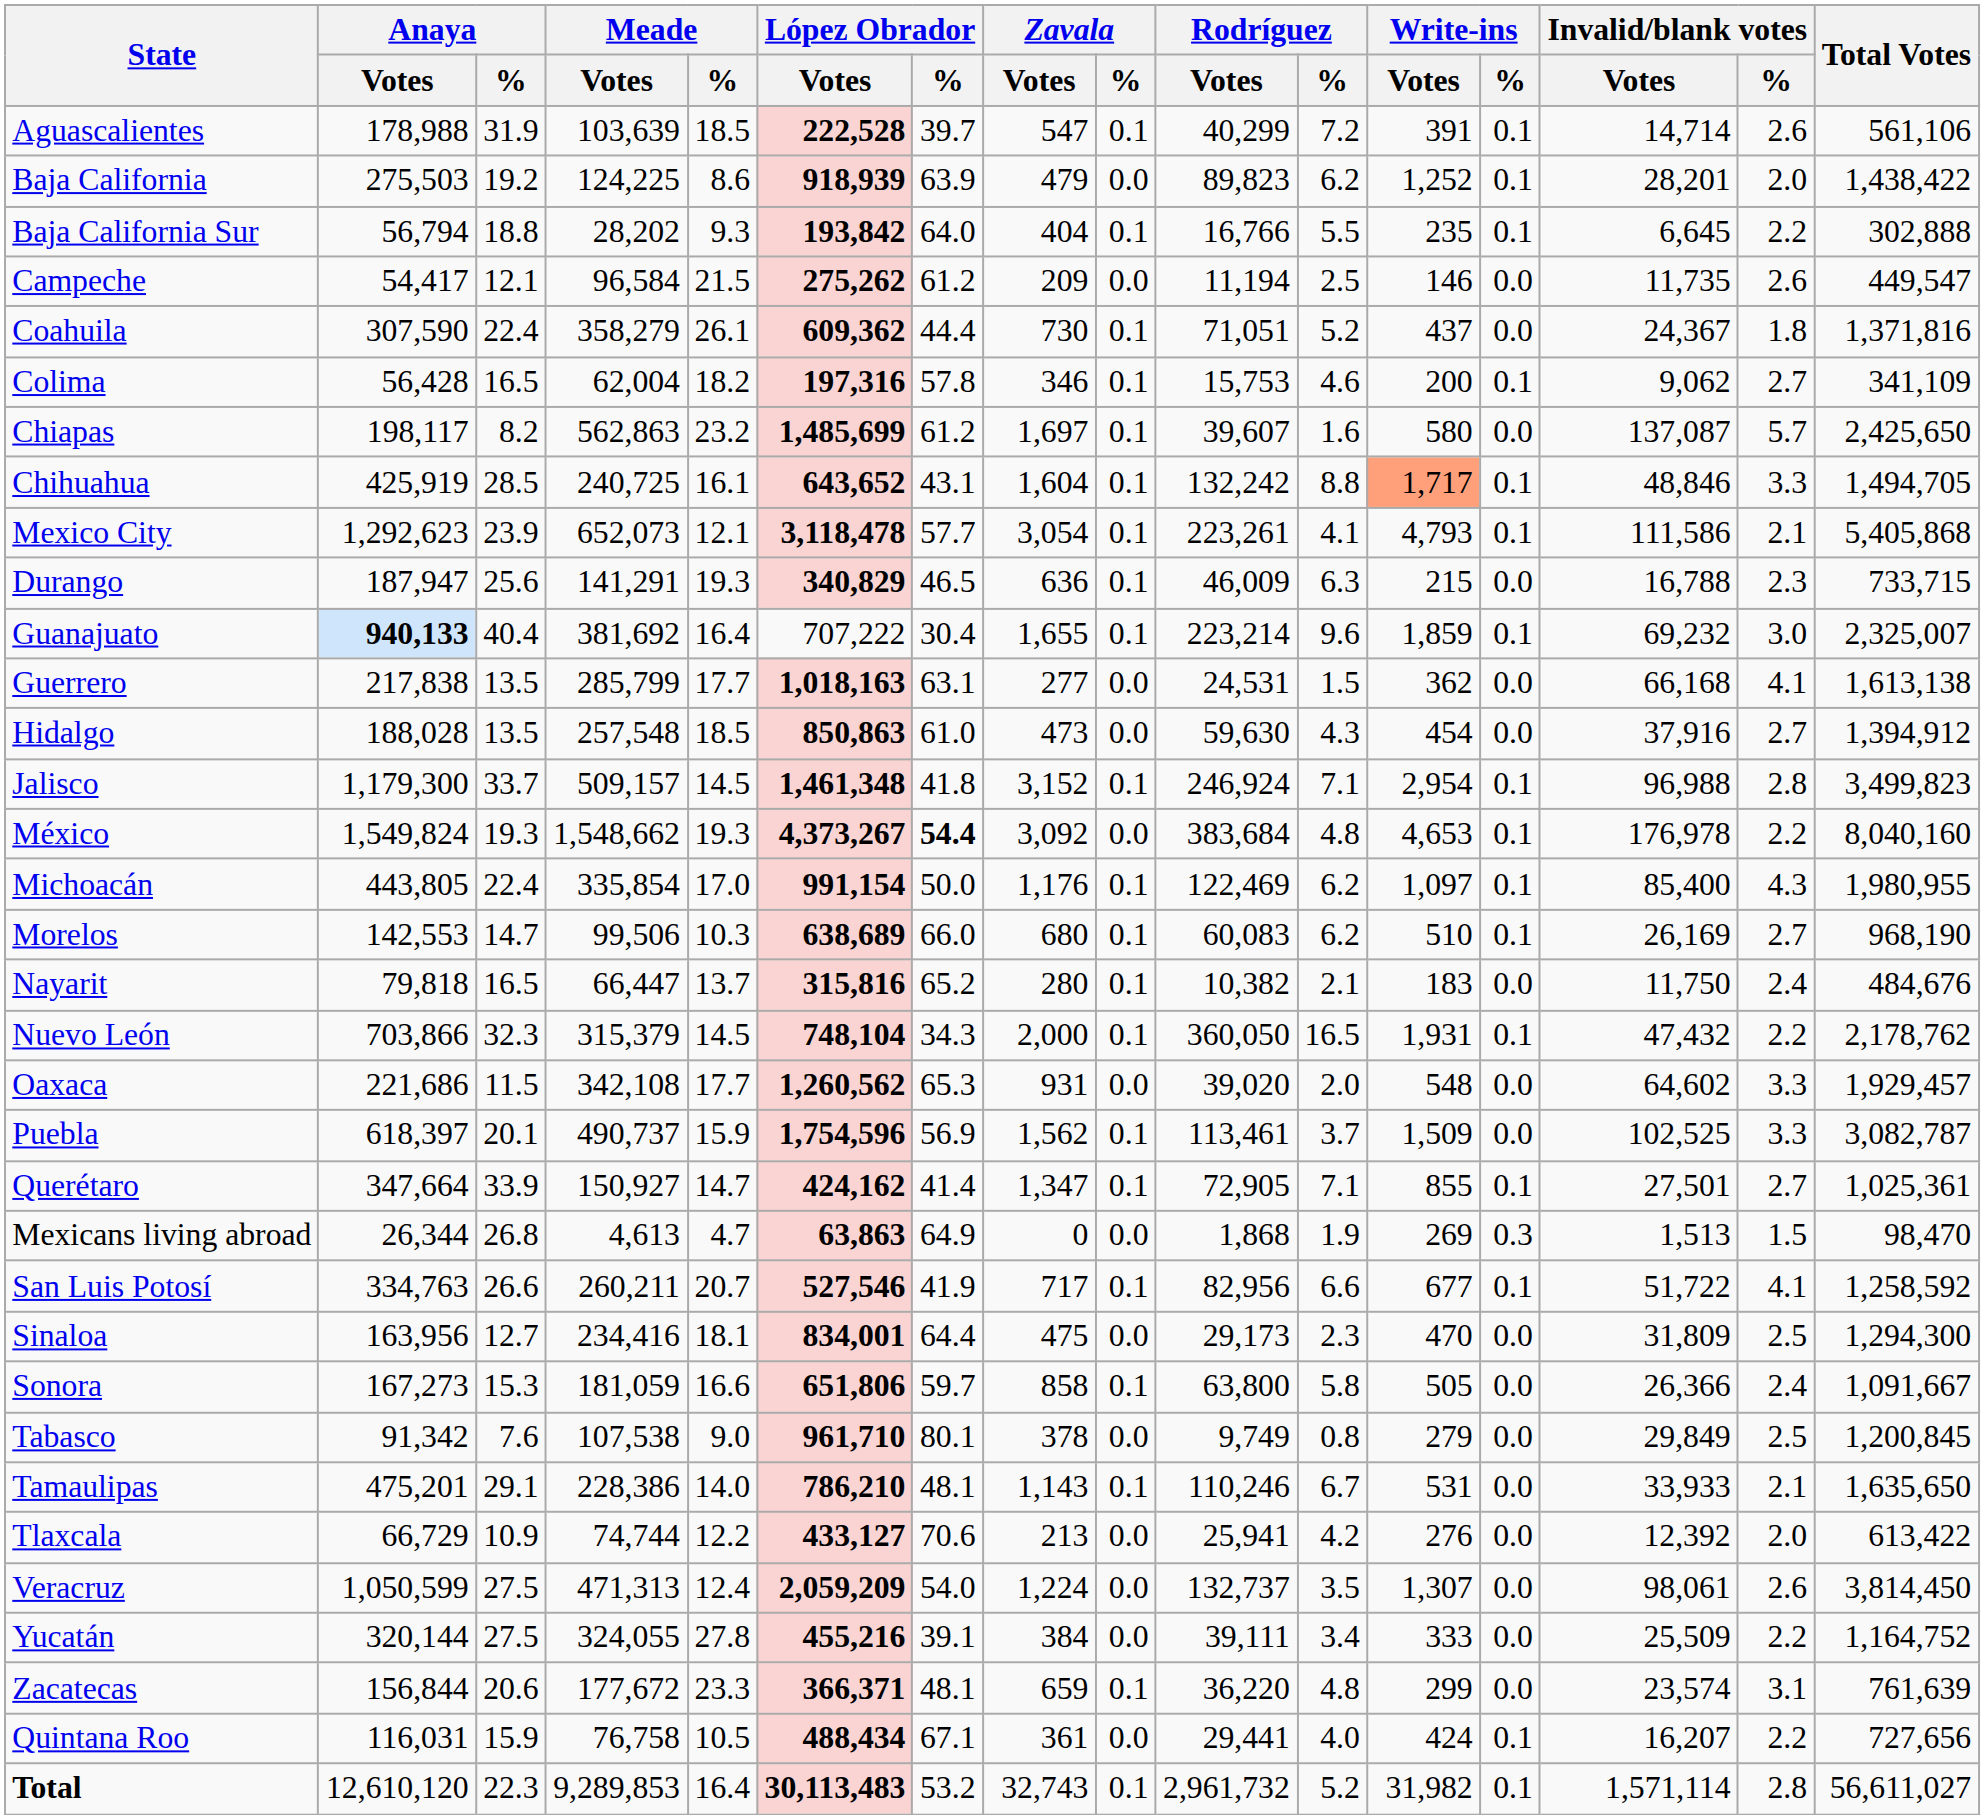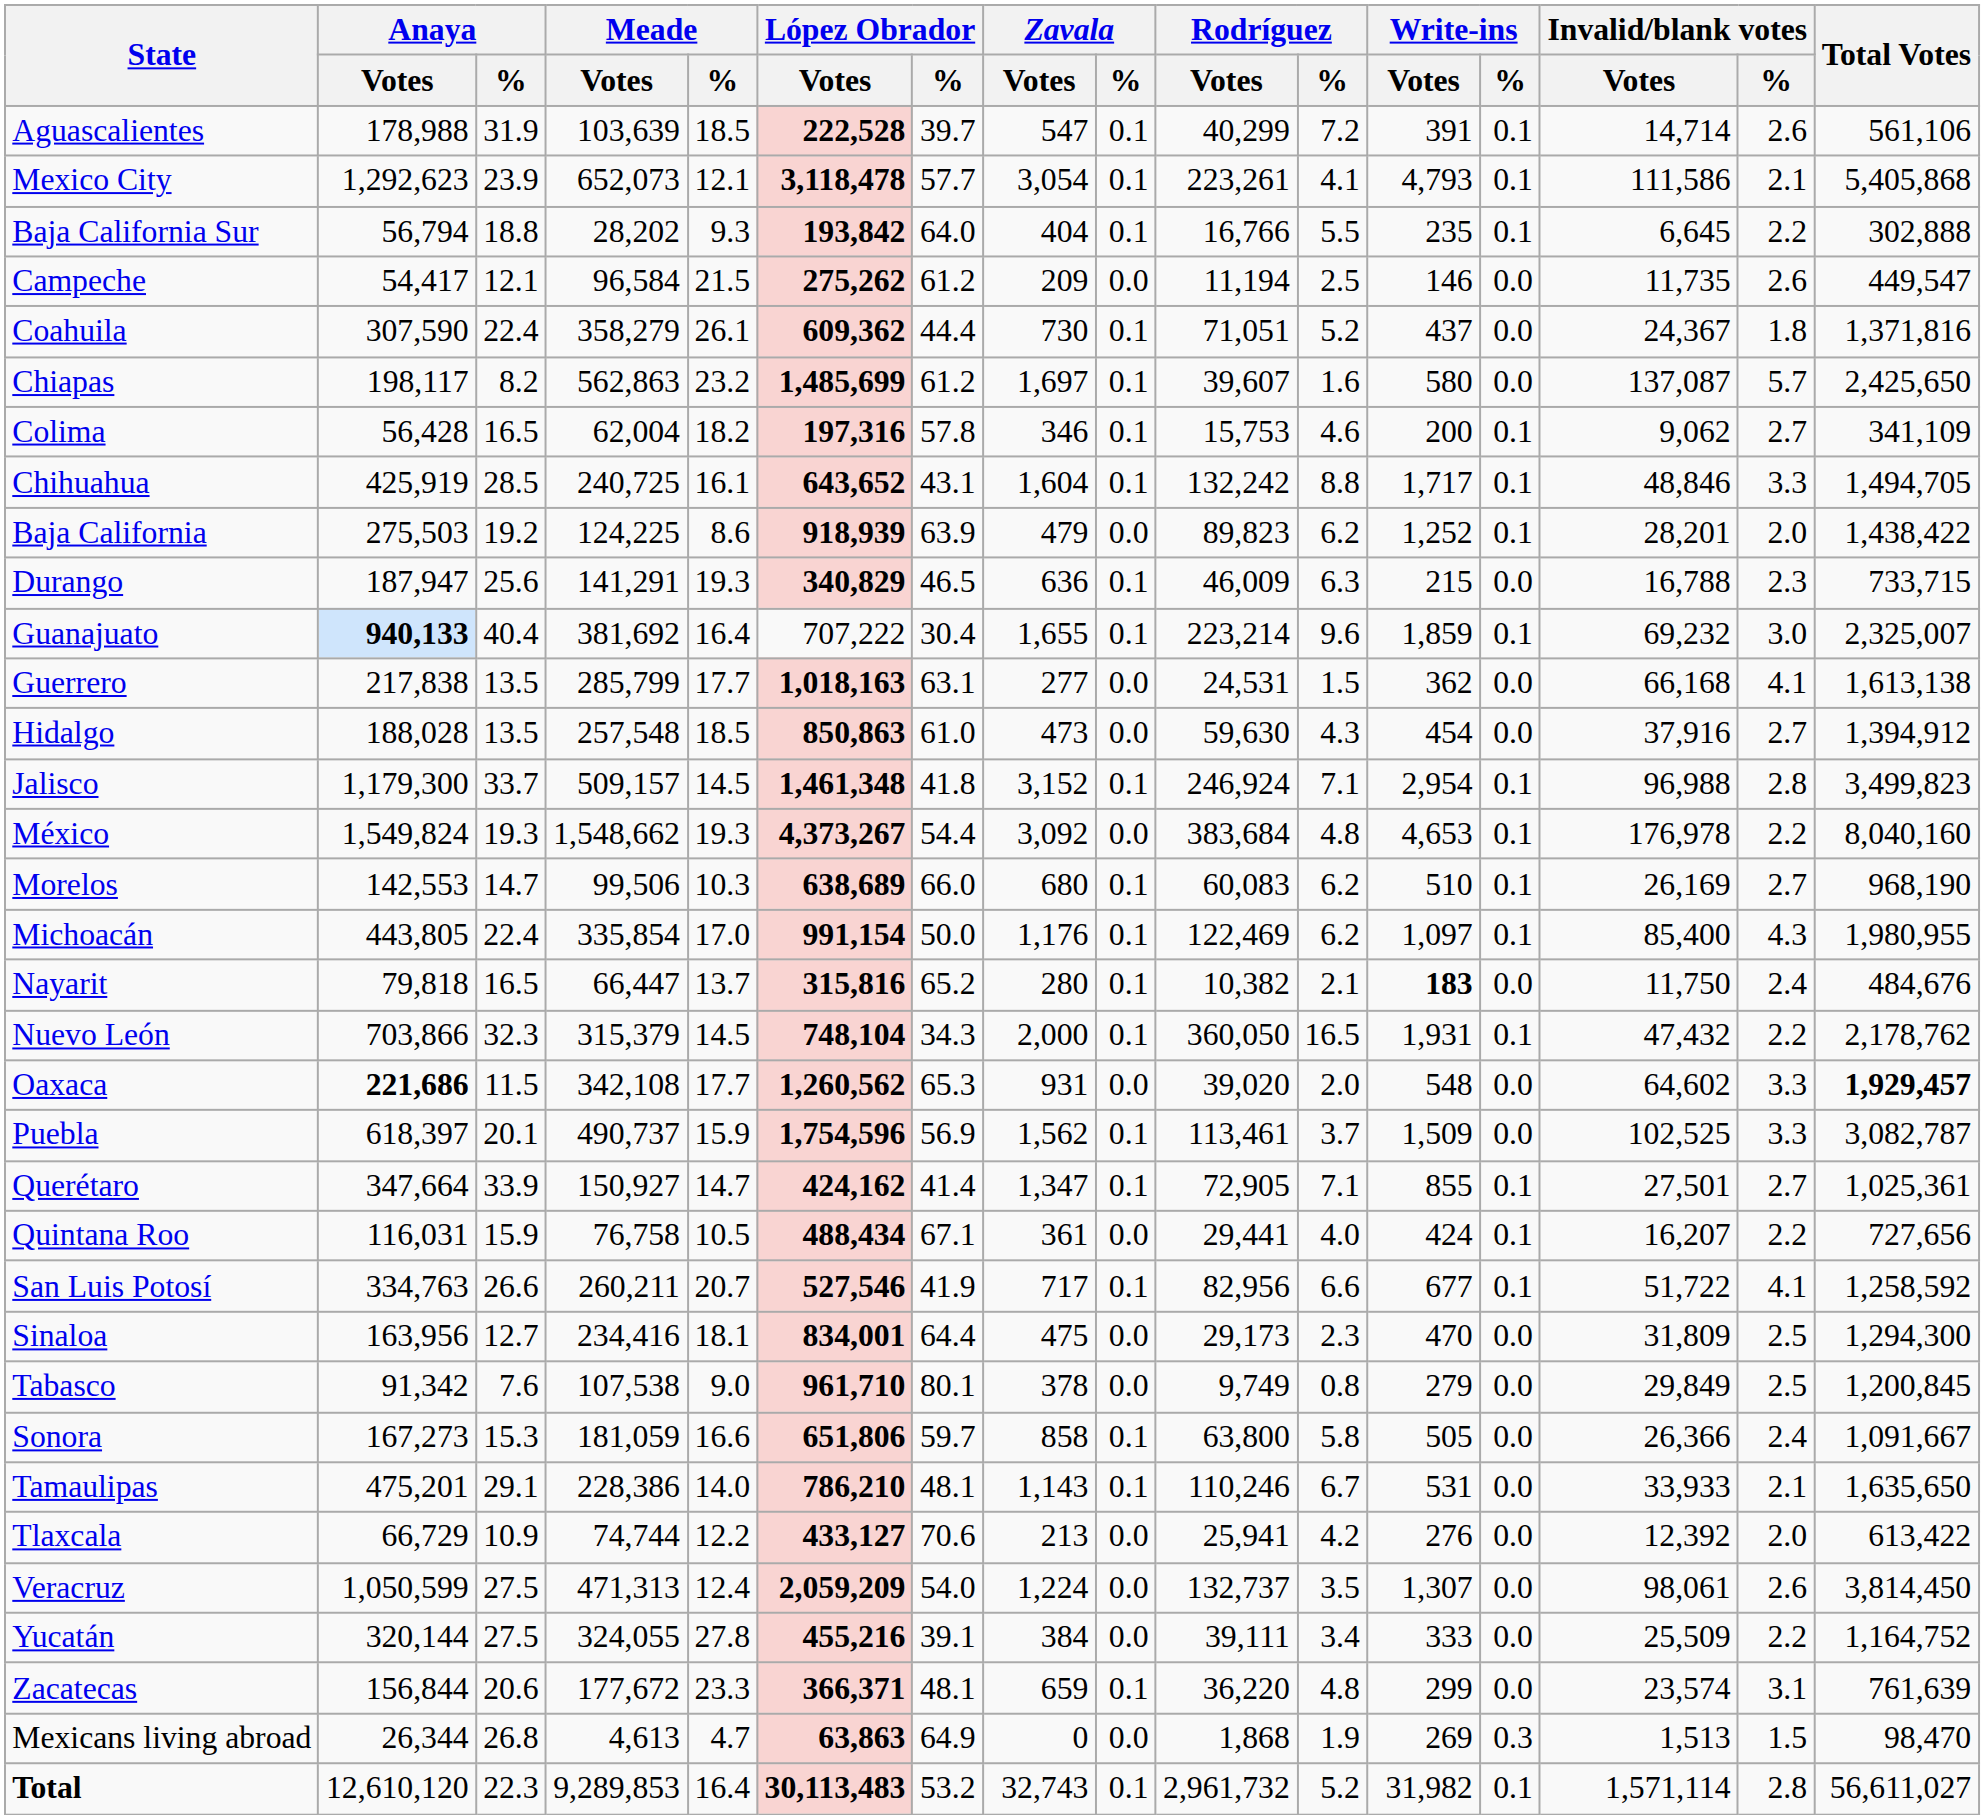rows swapped: (109, 180) <-> (92, 532)
rows swapped: (59, 381) <-> (63, 431)
(1437, 481) lightsalmon background -> (1437, 481) no background
(948, 833) bold -> (948, 833) normal
rows swapped: (83, 883) <-> (65, 933)
(1449, 984) normal -> (1449, 984) bold
(417, 1084) normal -> (417, 1084) bold
(1908, 1084) normal -> (1908, 1084) bold
rows swapped: (101, 1737) <-> (162, 1235)
rows swapped: (57, 1386) <-> (64, 1436)
